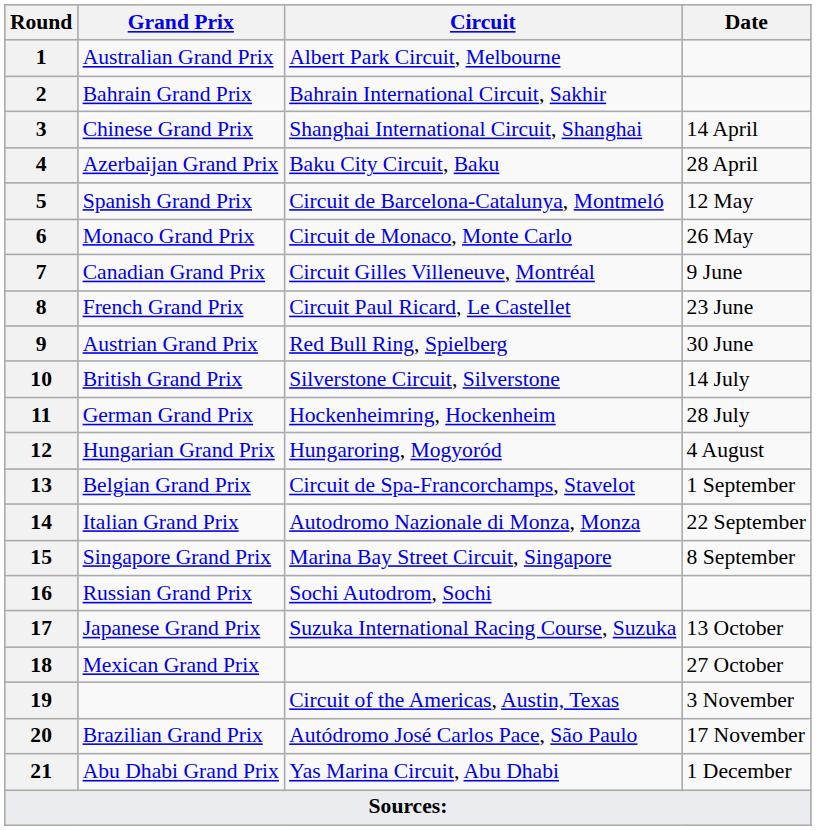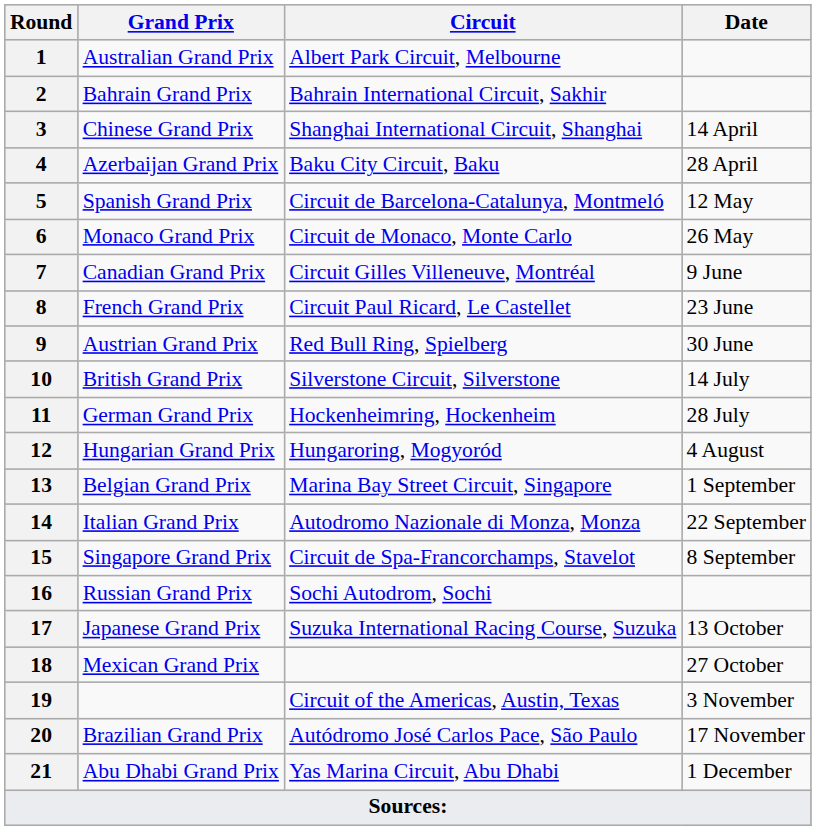(462, 485) Circuit de Spa-Francorchamps, Stavelot -> (450, 485) Marina Bay Street Circuit, Singapore
(450, 557) Marina Bay Street Circuit, Singapore -> (462, 557) Circuit de Spa-Francorchamps, Stavelot
